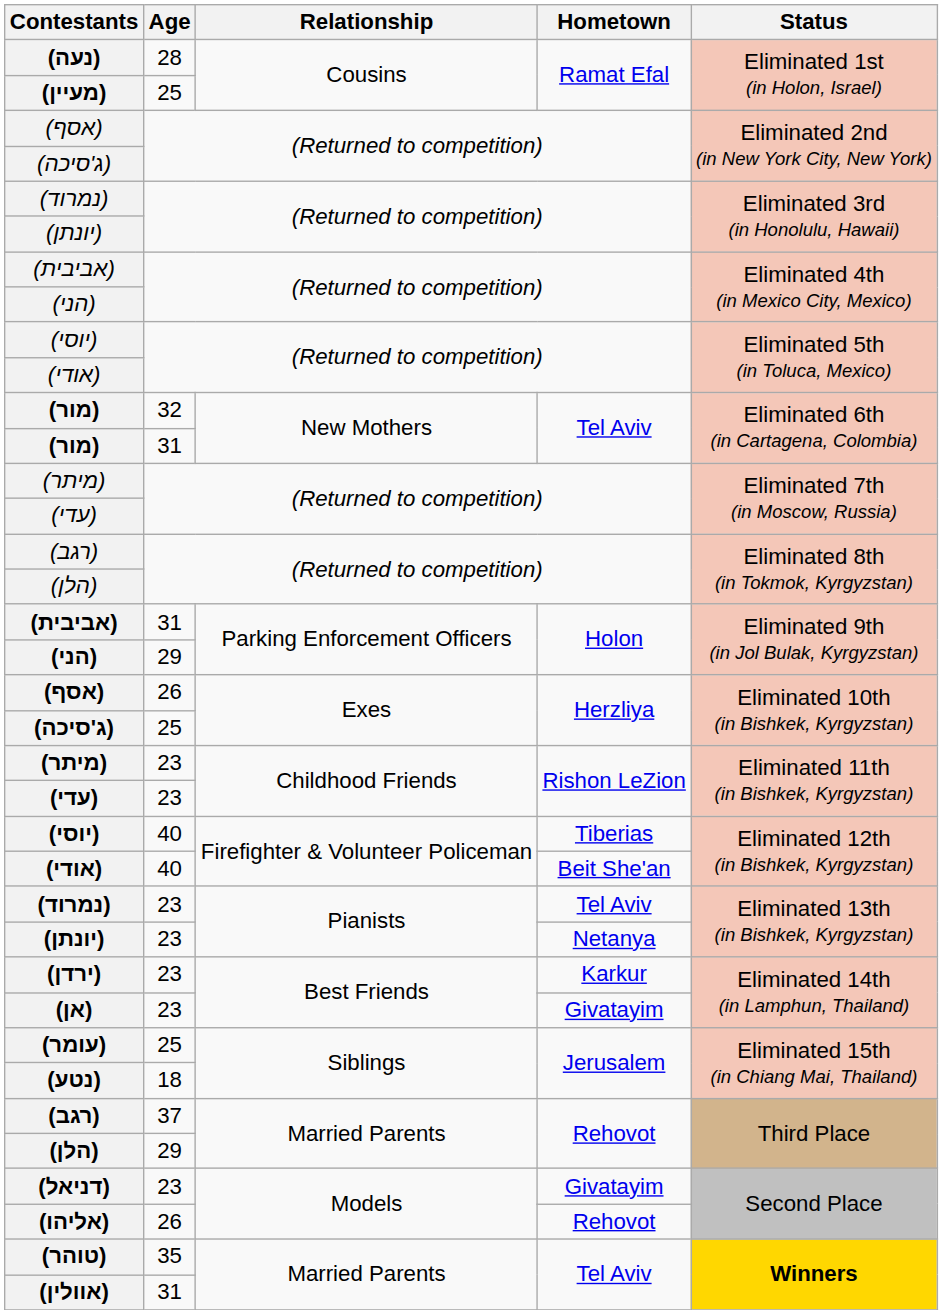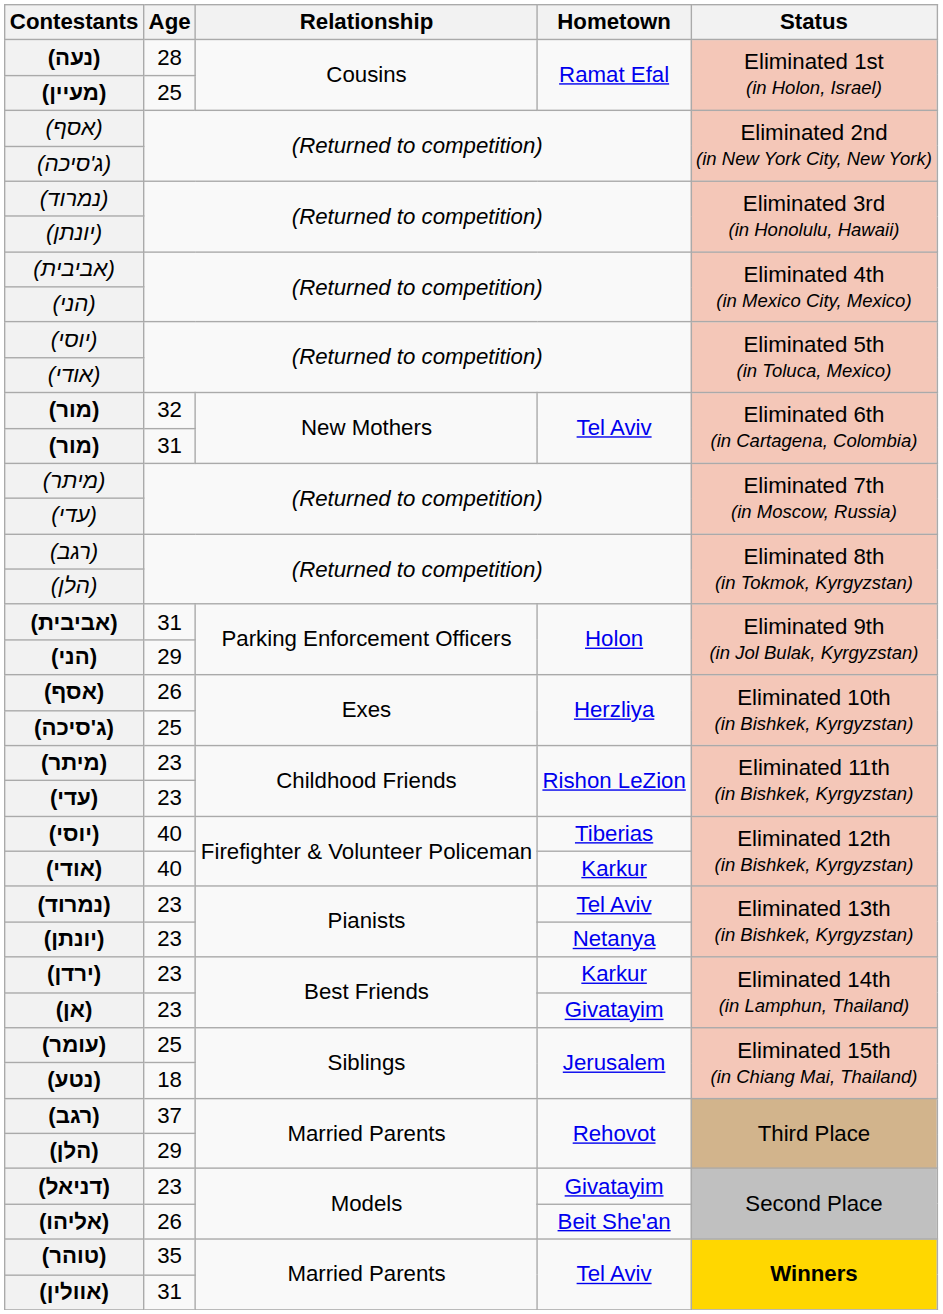(614, 868) Beit She'an -> (614, 868) Karkur
(614, 1221) Rehovot -> (614, 1221) Beit She'an
